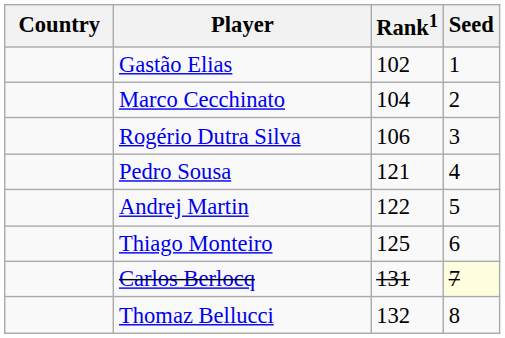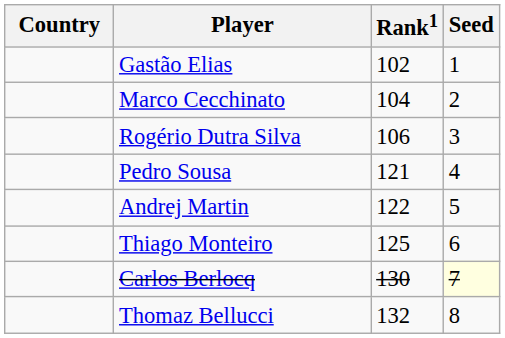(393, 278) 131 -> (393, 278) 130
